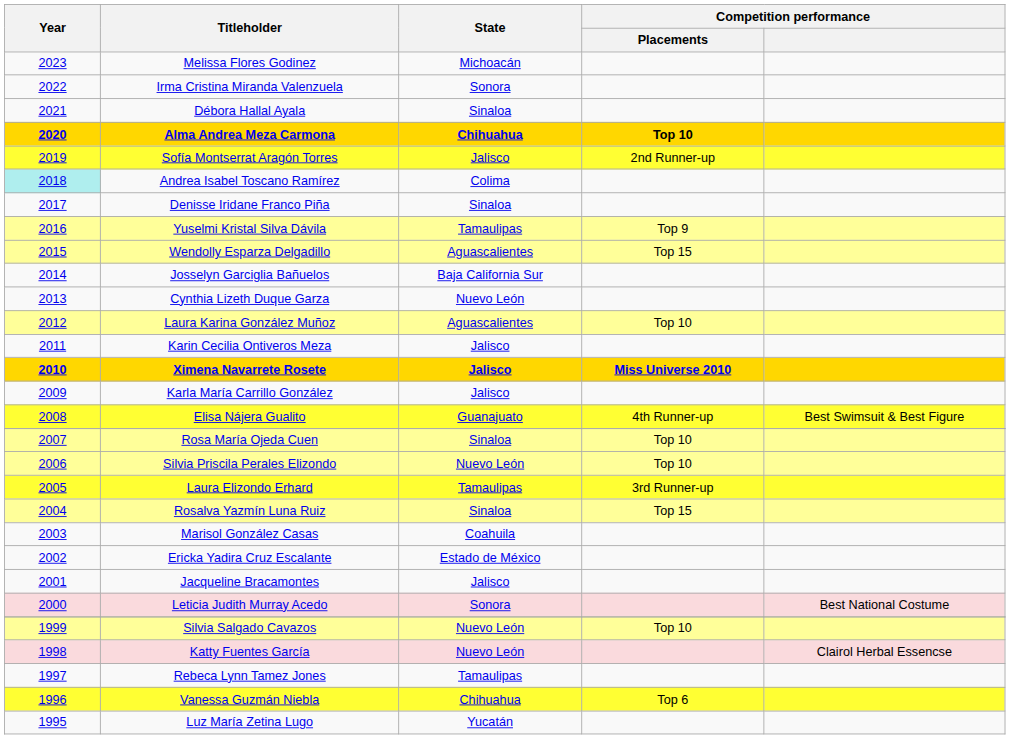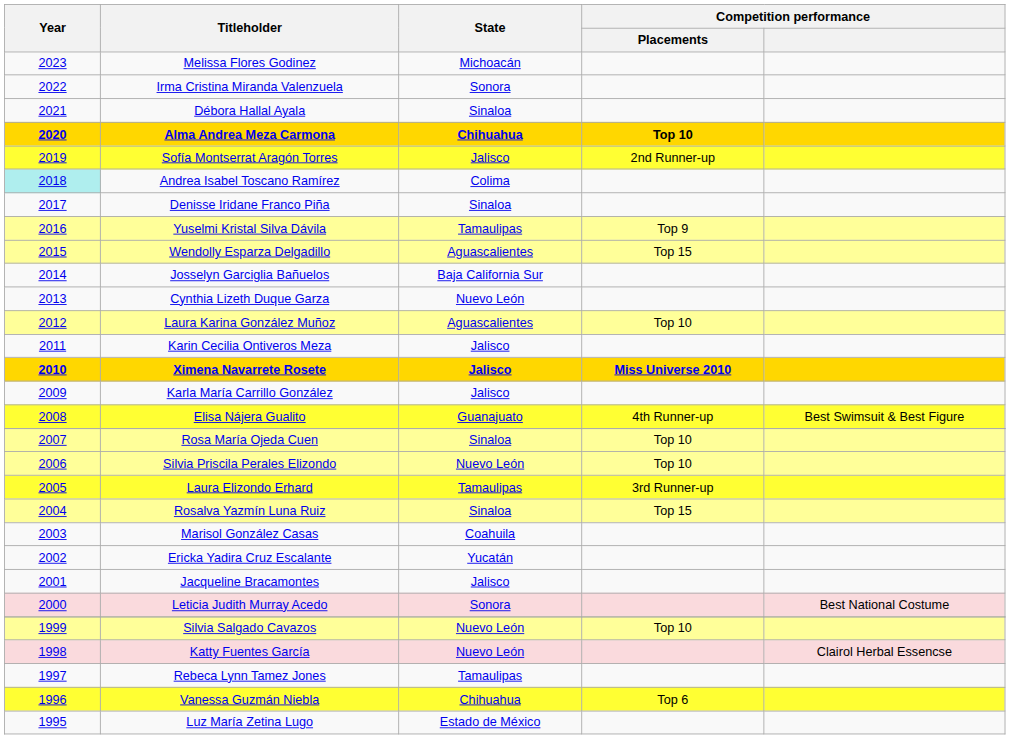(490, 558) Estado de México -> (490, 558) Yucatán
(490, 723) Yucatán -> (490, 723) Estado de México
